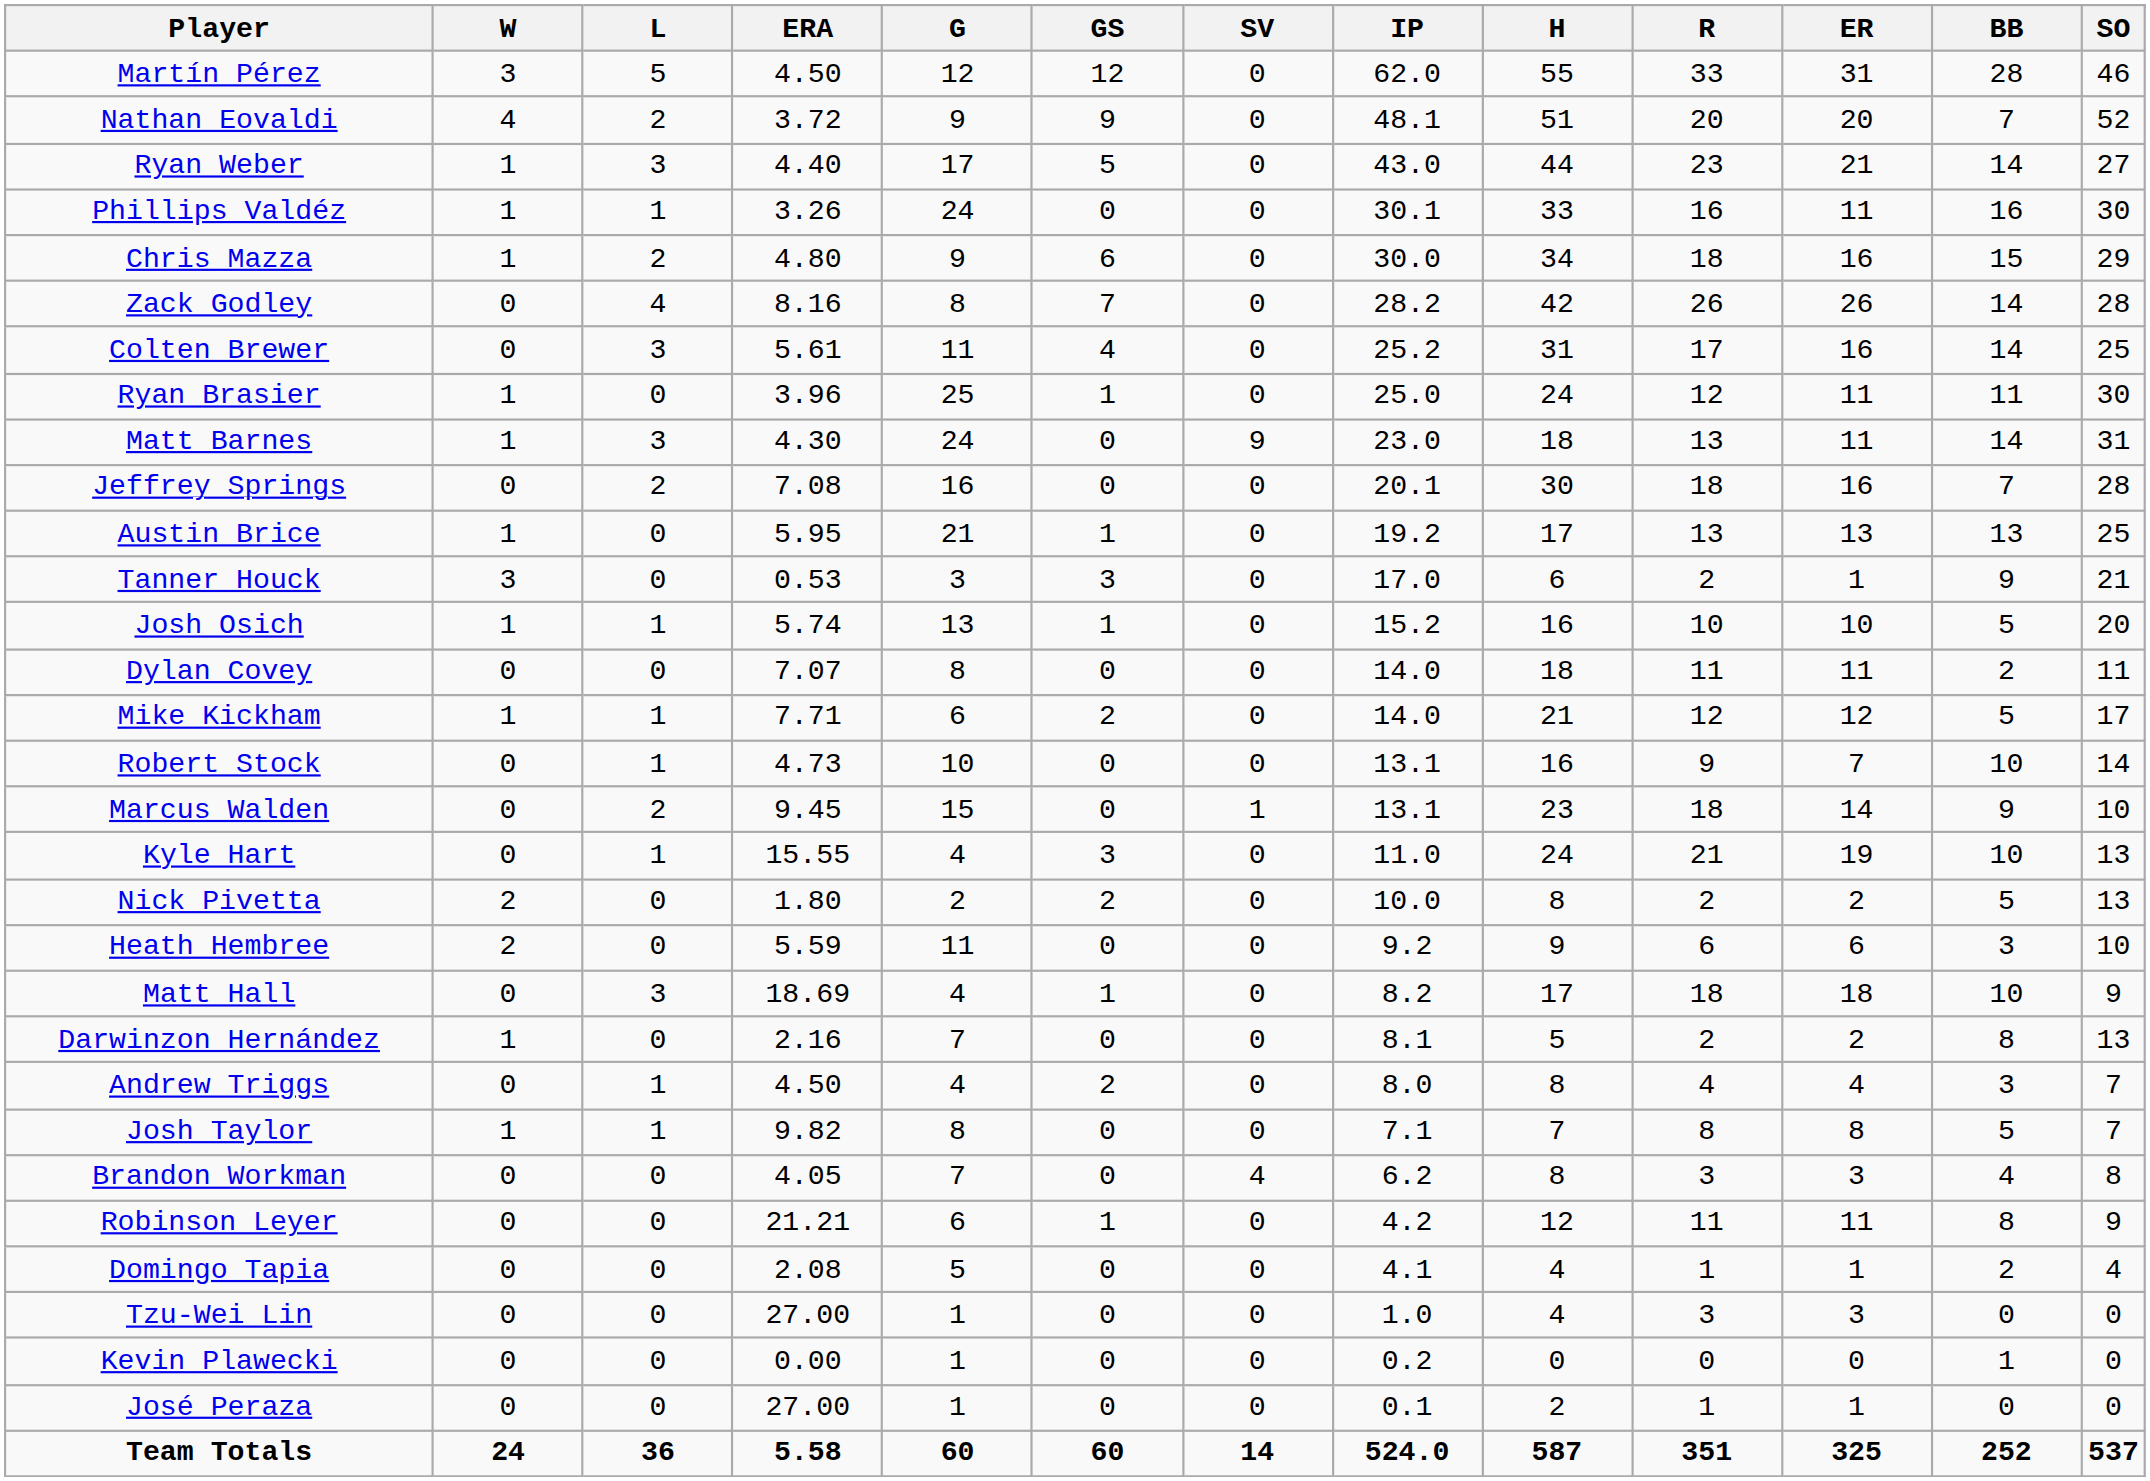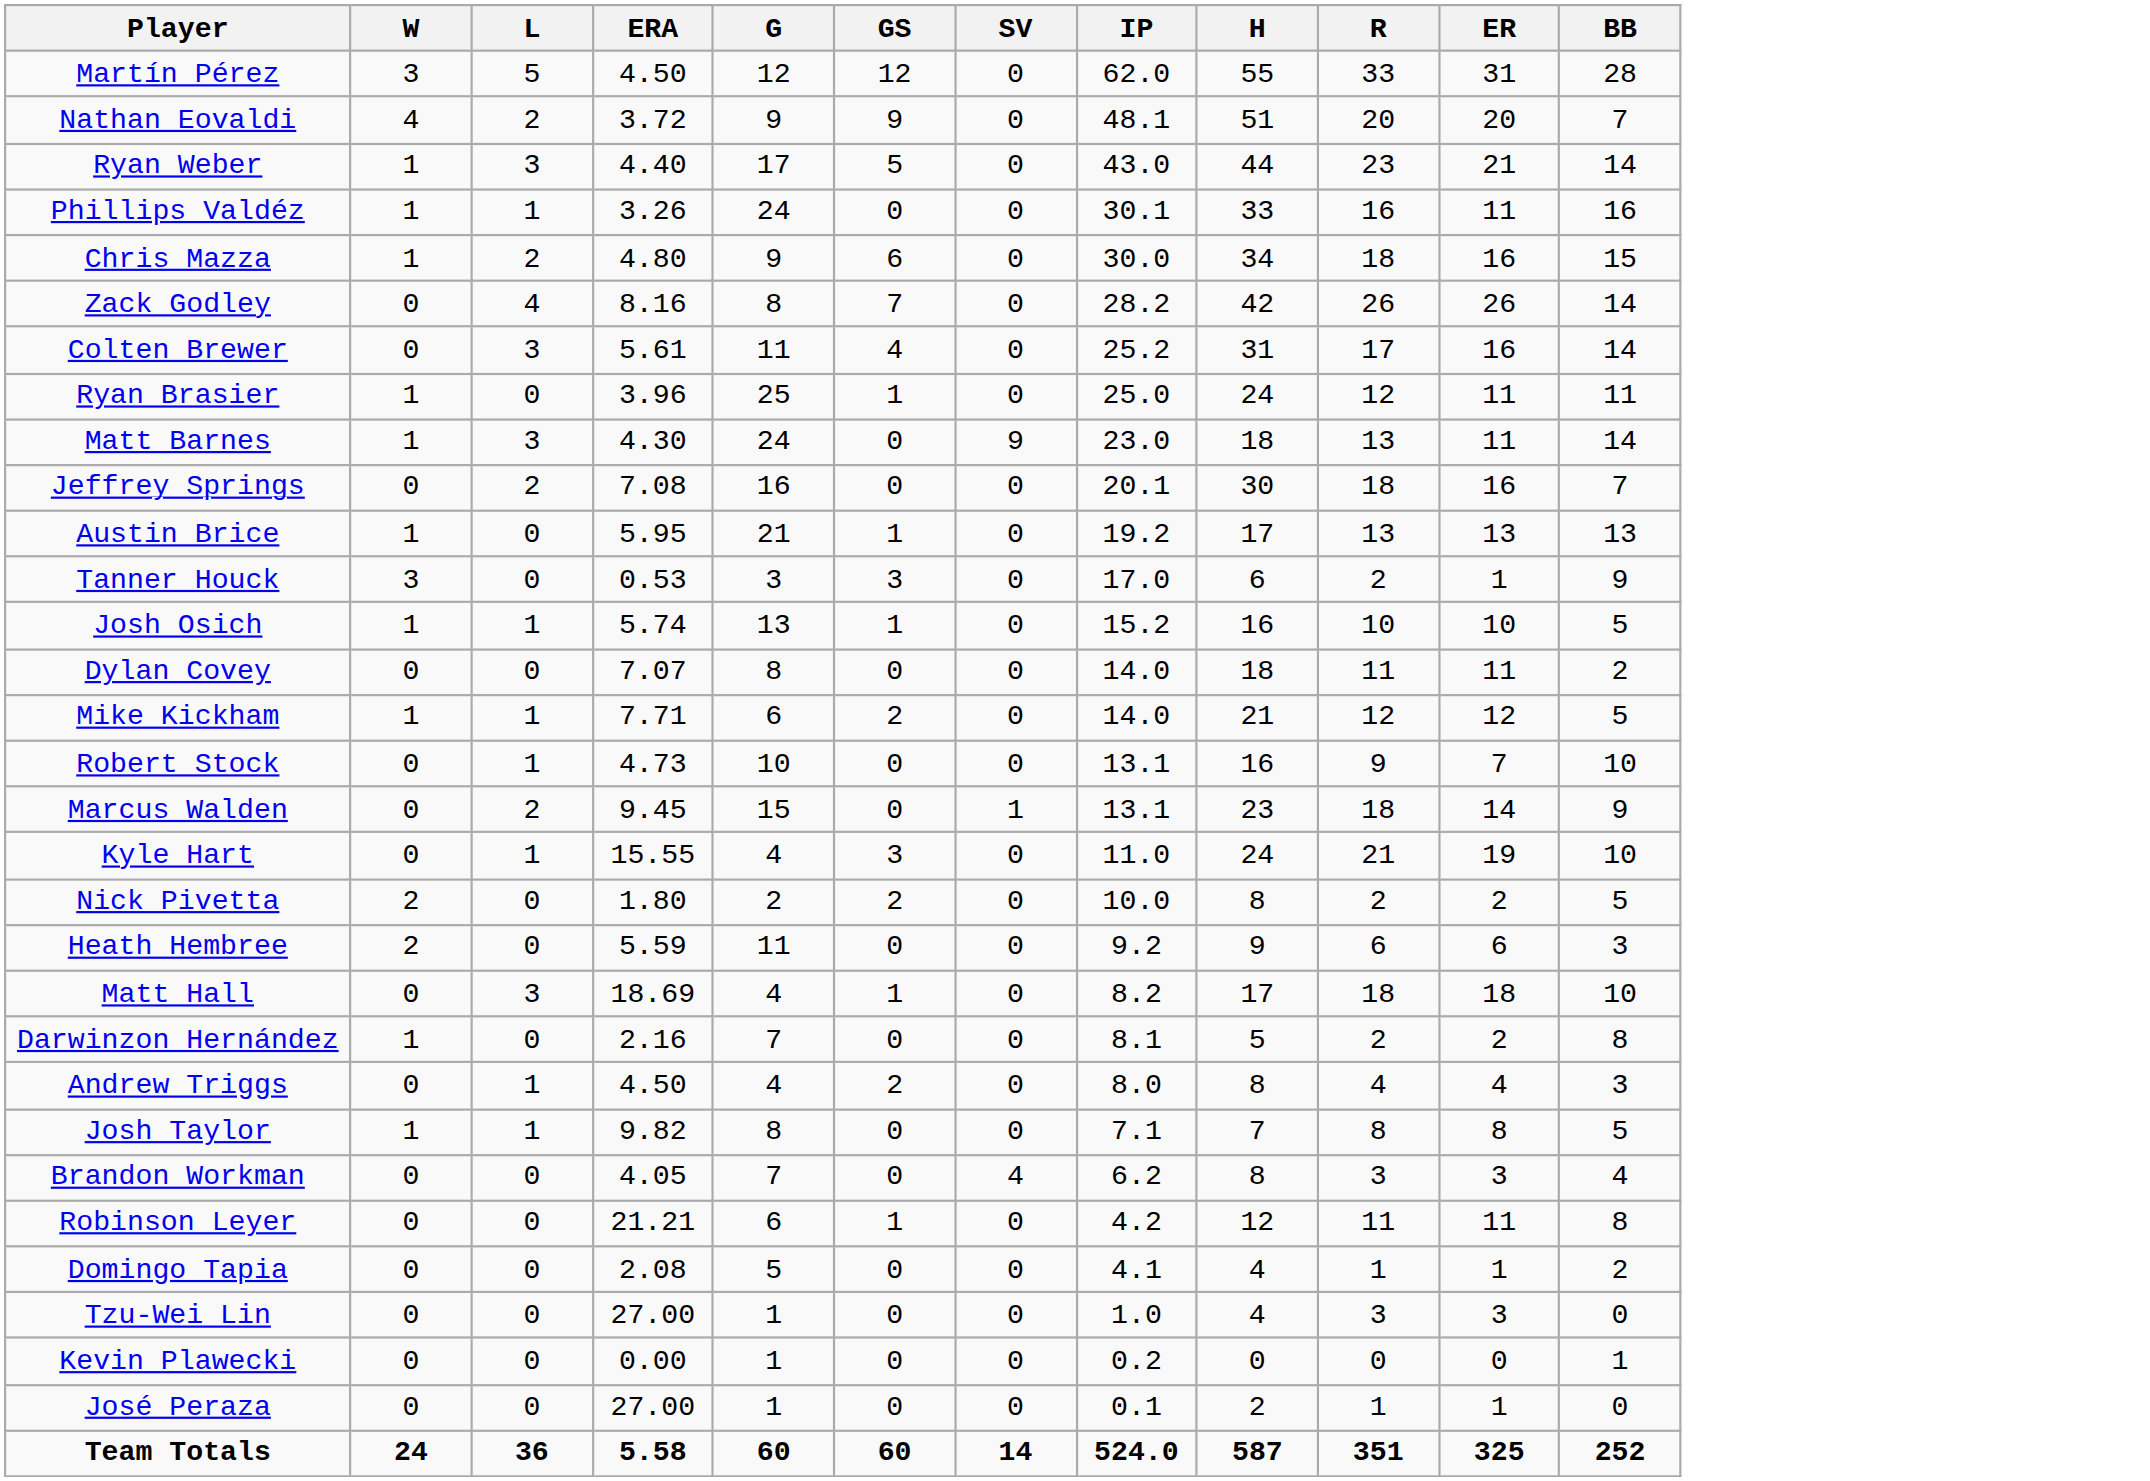- column: (2113, 28)
